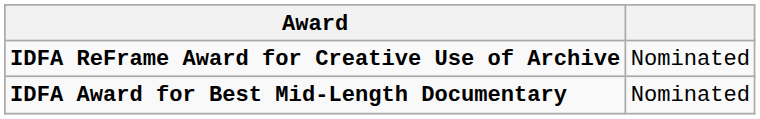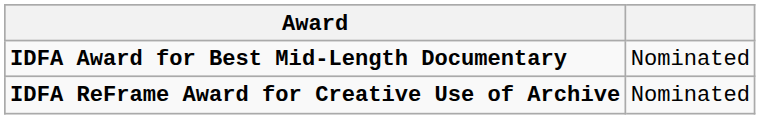rows swapped: (315, 59) <-> (289, 95)
